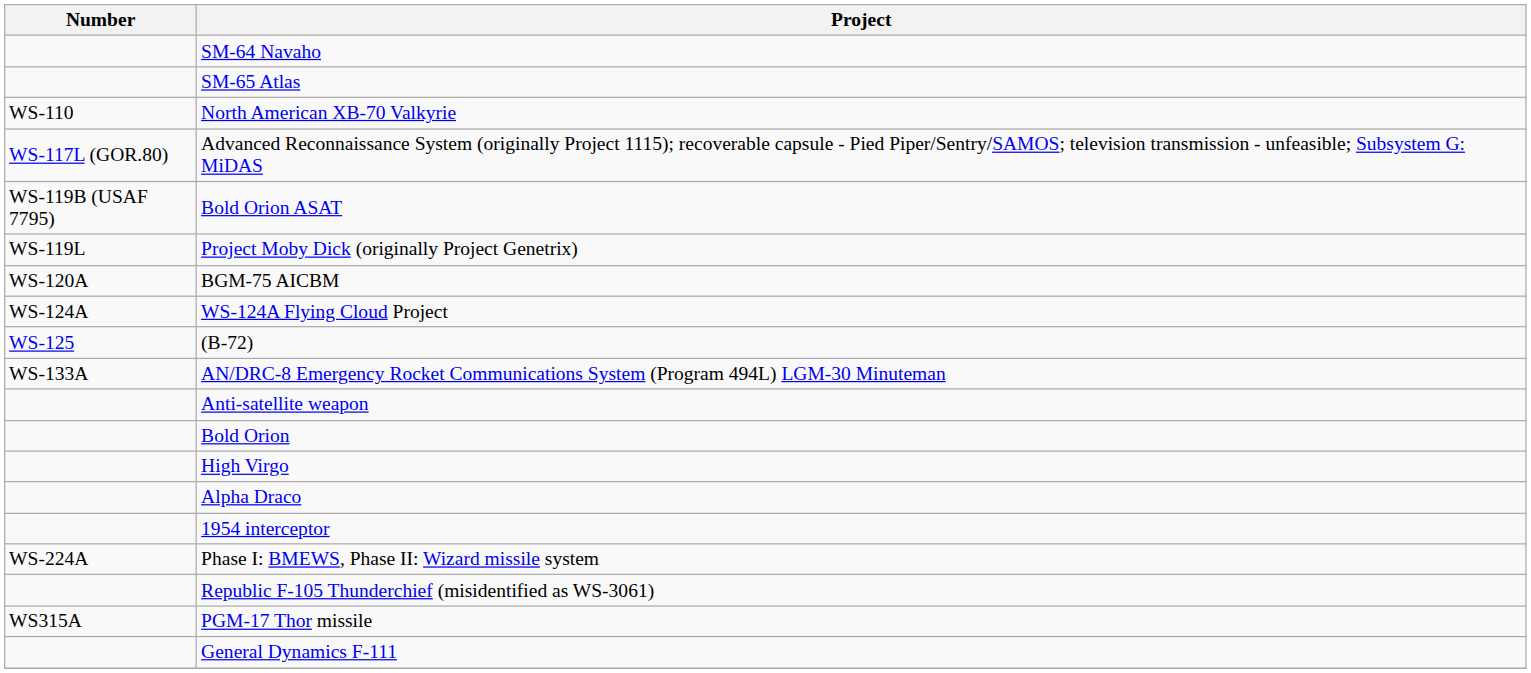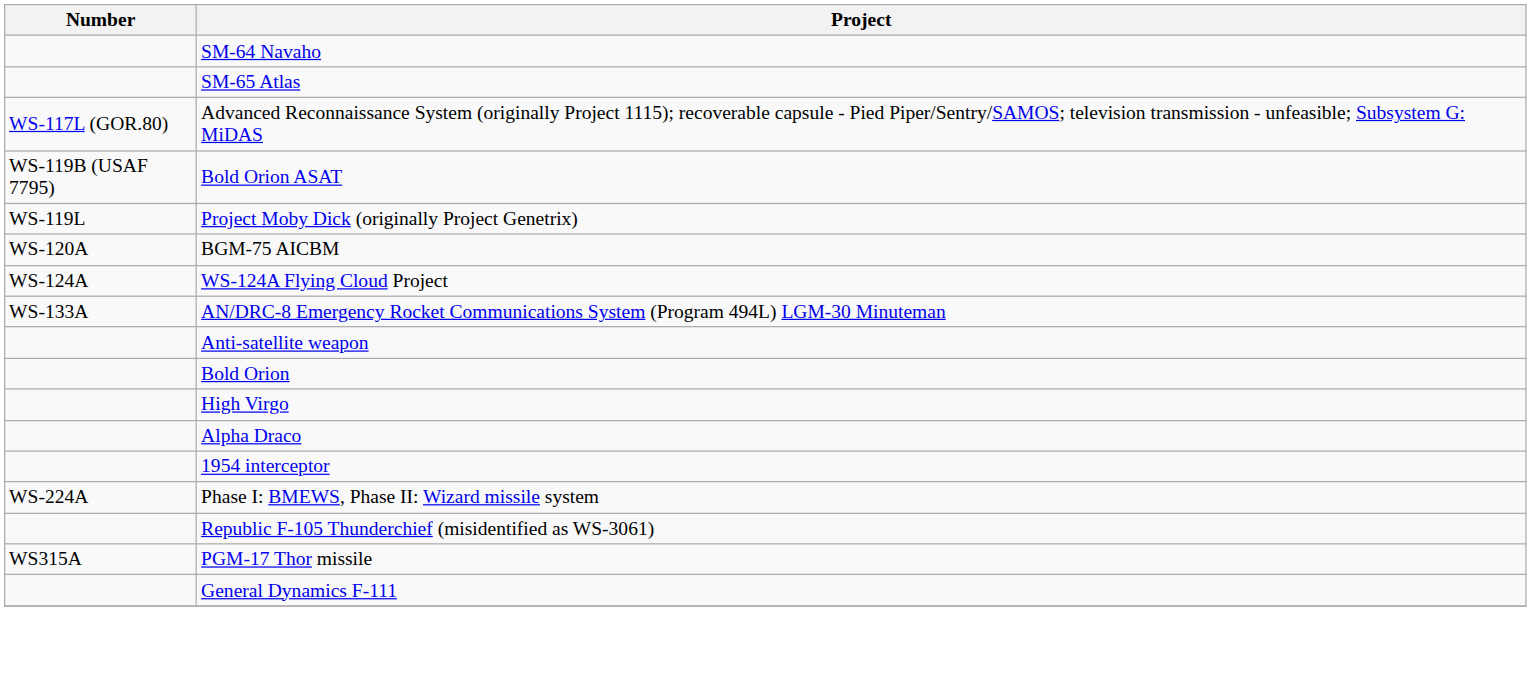- row: (329, 112)
- row: (227, 342)
